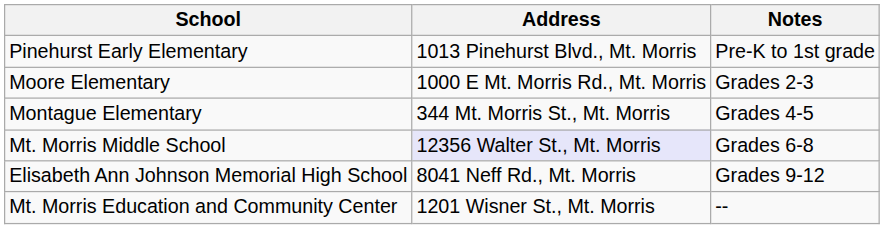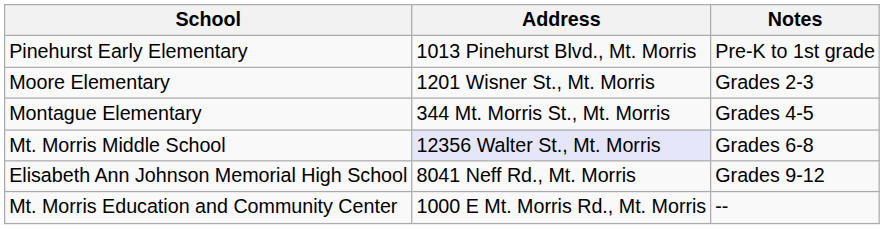(561, 82) 1000 E Mt. Morris Rd., Mt. Morris -> (536, 82) 1201 Wisner St., Mt. Morris
(536, 207) 1201 Wisner St., Mt. Morris -> (561, 207) 1000 E Mt. Morris Rd., Mt. Morris
